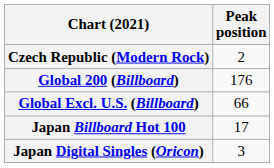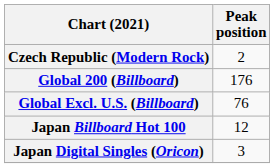(241, 103) 66 -> (241, 103) 76
(241, 127) 17 -> (241, 127) 12
